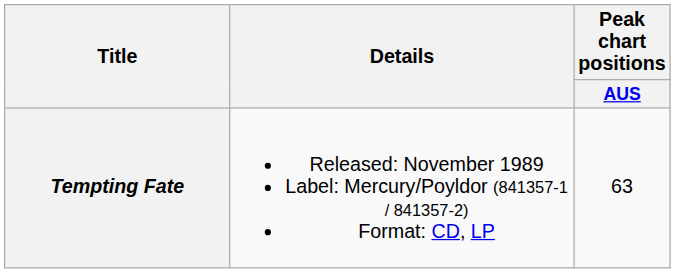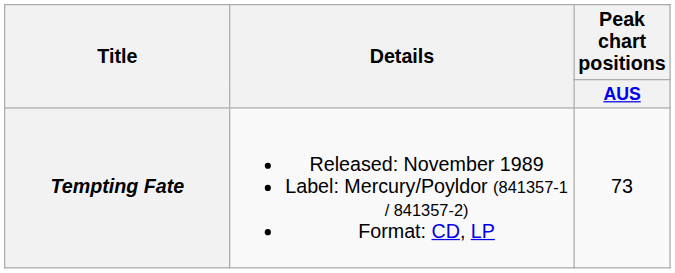(622, 187) 63 -> (622, 187) 73
